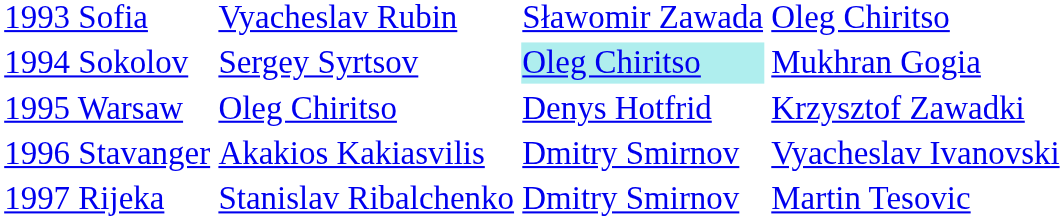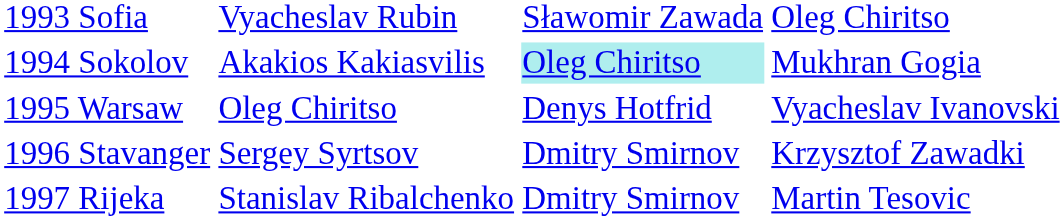(318, 62) Sergey Syrtsov -> (352, 62) Akakios Kakiasvilis
(898, 107) Krzysztof Zawadki -> (915, 107) Vyacheslav Ivanovski
(352, 153) Akakios Kakiasvilis -> (318, 153) Sergey Syrtsov
(915, 153) Vyacheslav Ivanovski -> (898, 153) Krzysztof Zawadki
